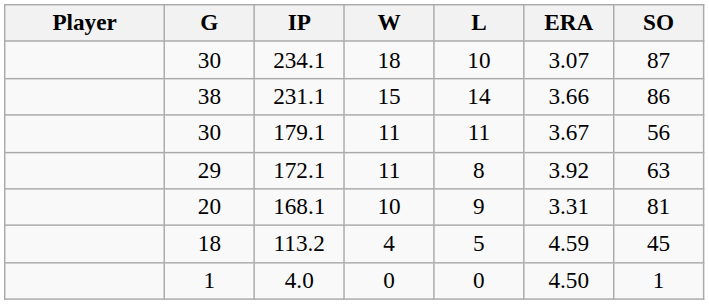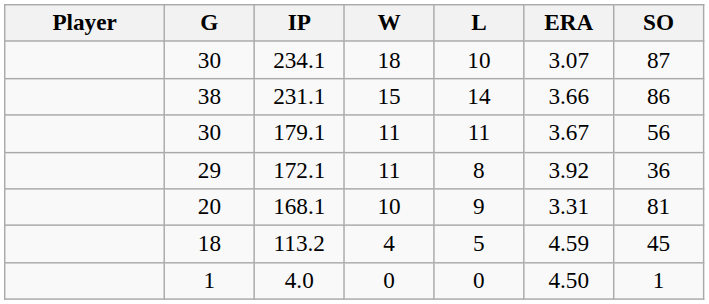(659, 170) 63 -> (659, 170) 36
